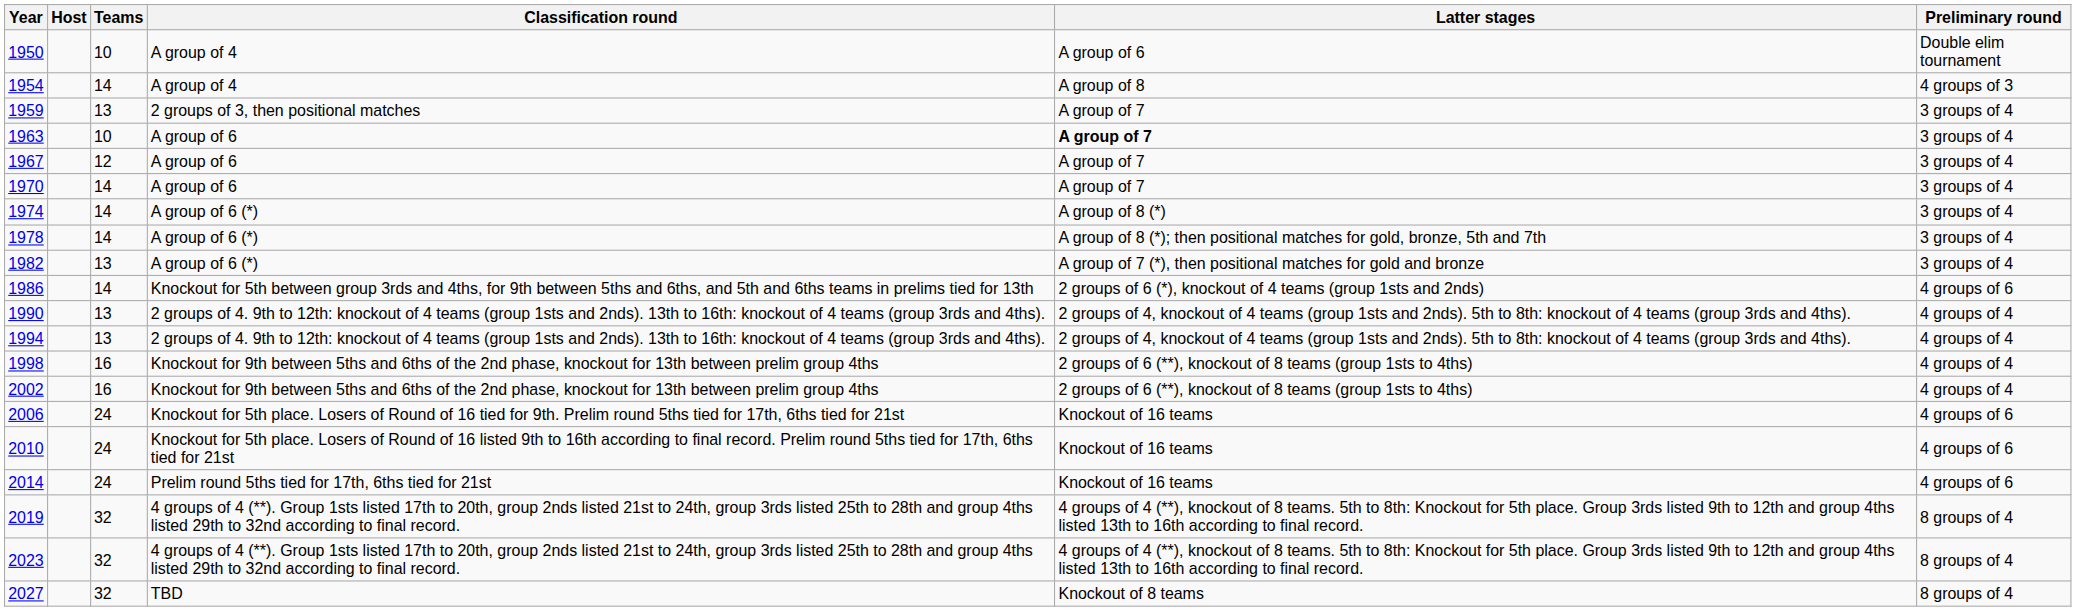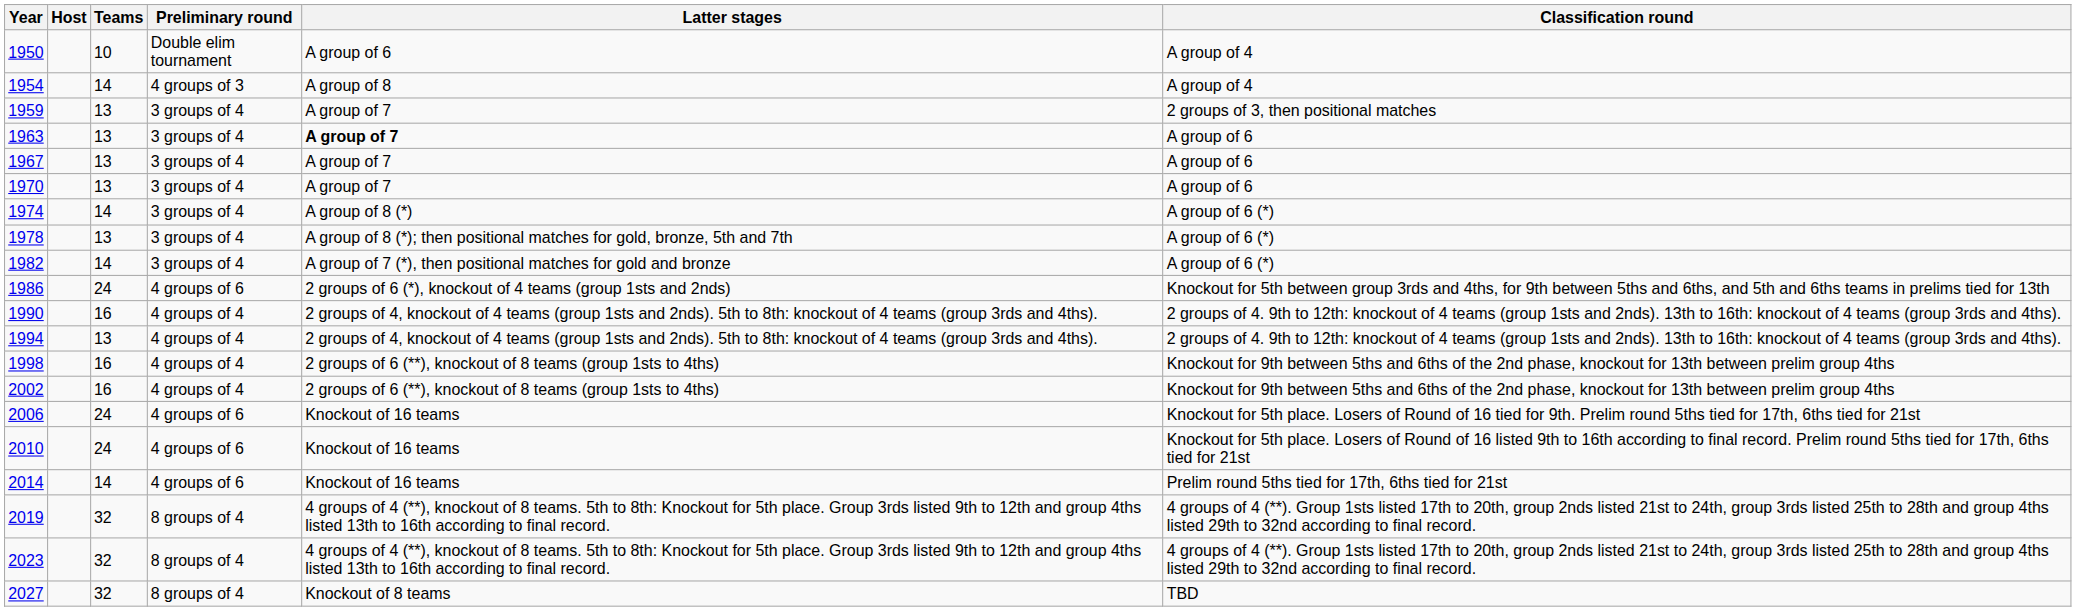columns swapped: (1994, 17) <-> (601, 17)
(103, 136) 10 -> (103, 136) 13
(103, 162) 12 -> (103, 162) 13
(103, 187) 14 -> (103, 187) 13
(103, 237) 14 -> (103, 237) 13
(103, 263) 13 -> (103, 263) 14
(103, 288) 14 -> (103, 288) 24
(103, 313) 13 -> (103, 313) 16
(103, 483) 24 -> (103, 483) 14
